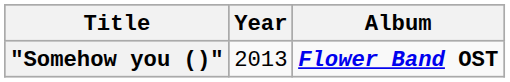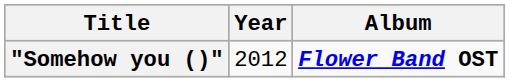(261, 59) 2013 -> (261, 59) 2012
